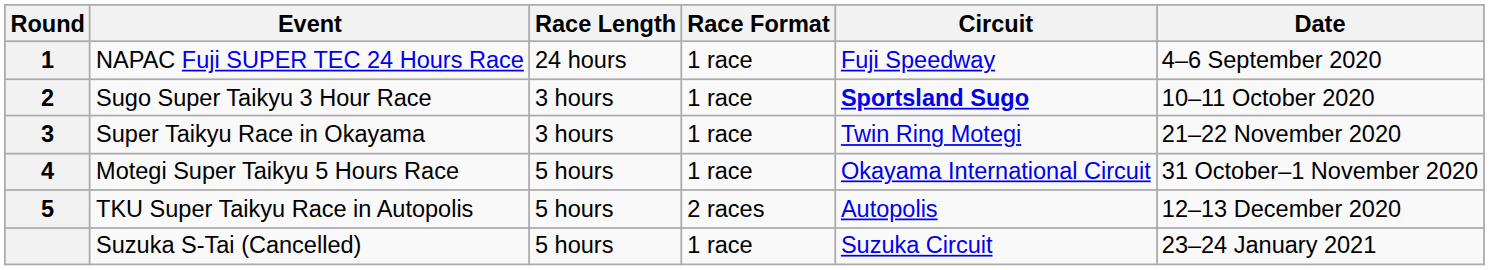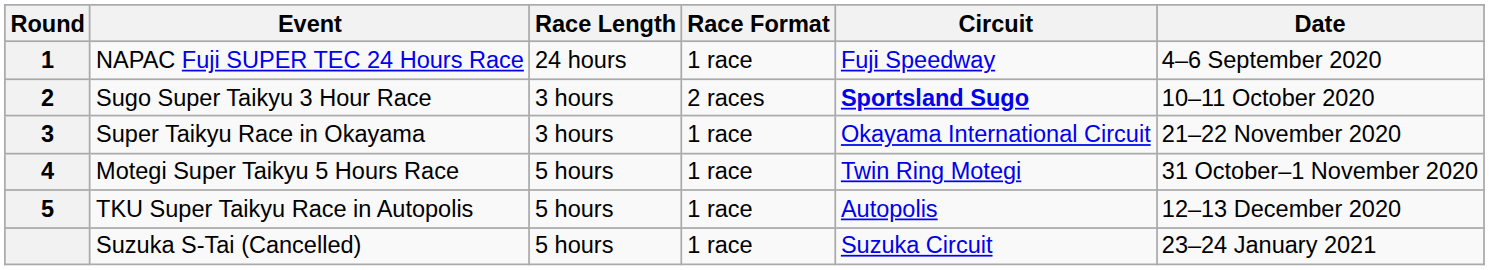(720, 97) 1 race -> (726, 97) 2 races
(931, 134) Twin Ring Motegi -> (996, 134) Okayama International Circuit
(996, 171) Okayama International Circuit -> (931, 171) Twin Ring Motegi
(726, 208) 2 races -> (720, 208) 1 race
